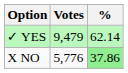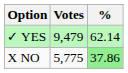(68, 57) 5,776 -> (68, 57) 5,775
